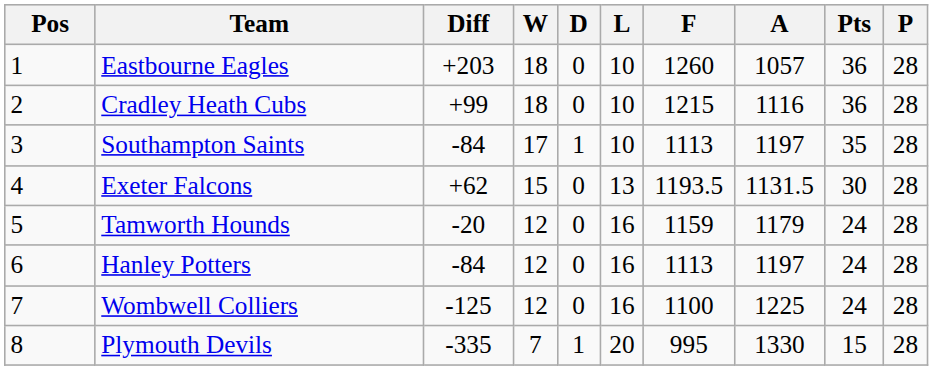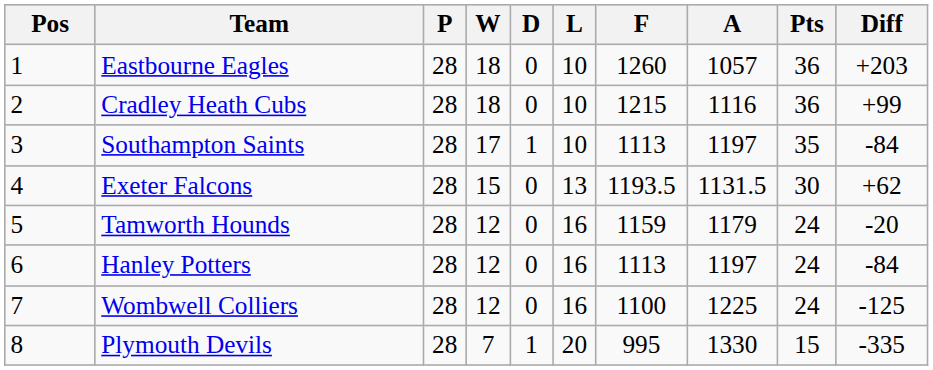columns swapped: (905, 24) <-> (468, 24)
